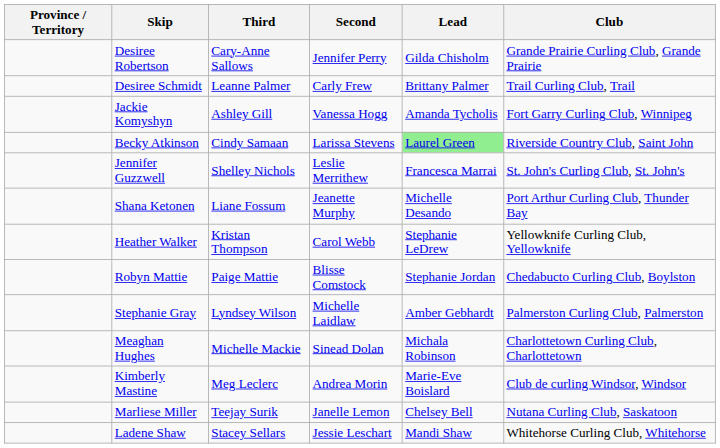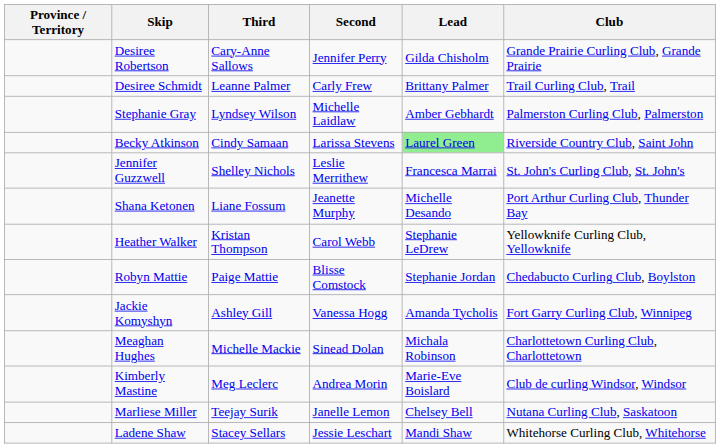rows swapped: (144, 114) <-> (155, 312)
